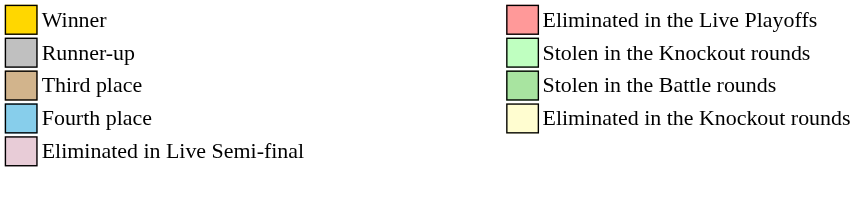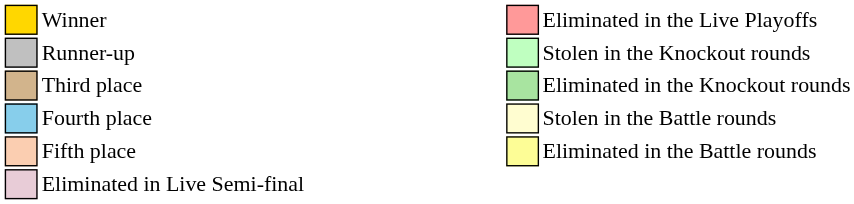(659, 85) Stolen in the Battle rounds -> (697, 85) Eliminated in the Knockout rounds
(697, 118) Eliminated in the Knockout rounds -> (659, 118) Stolen in the Battle rounds
+ row: (89, 151)
